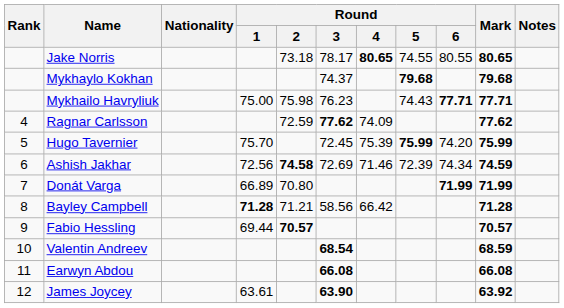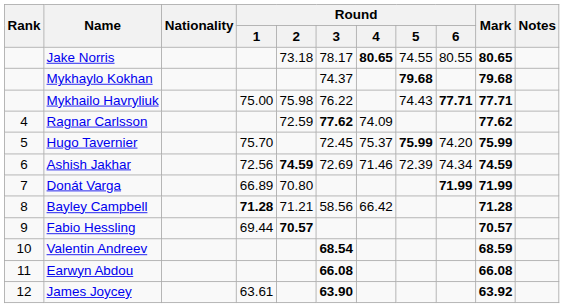(336, 100) 76.23 -> (336, 100) 76.22
(376, 143) 75.39 -> (376, 143) 75.37
(296, 164) 74.58 -> (296, 164) 74.59
